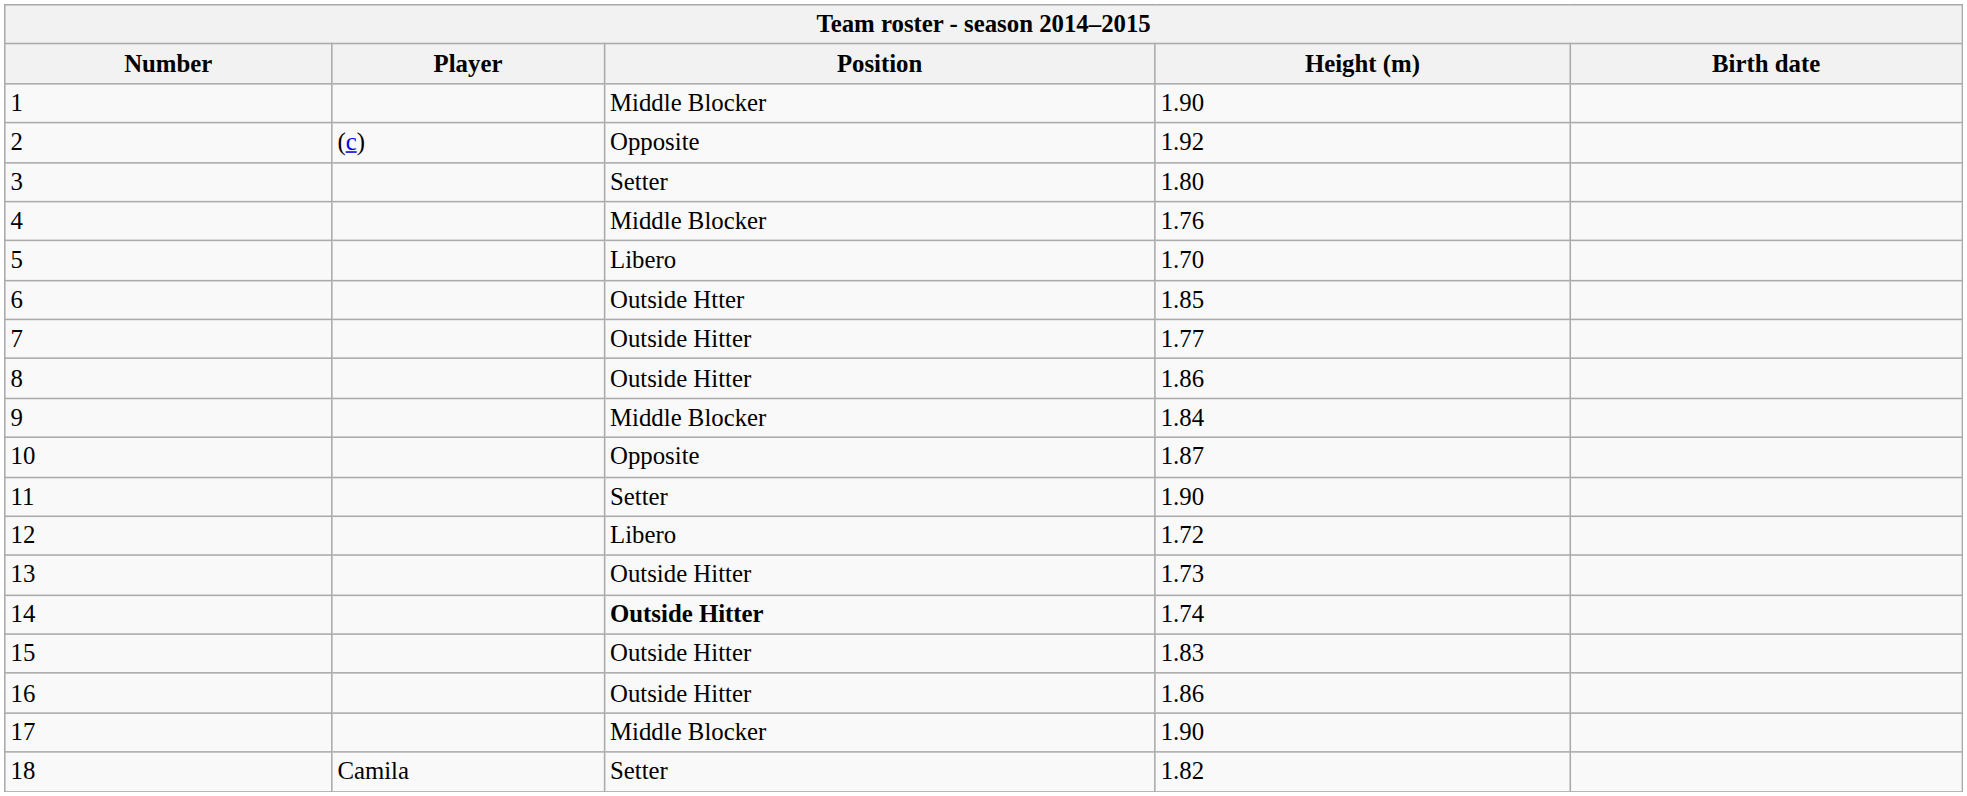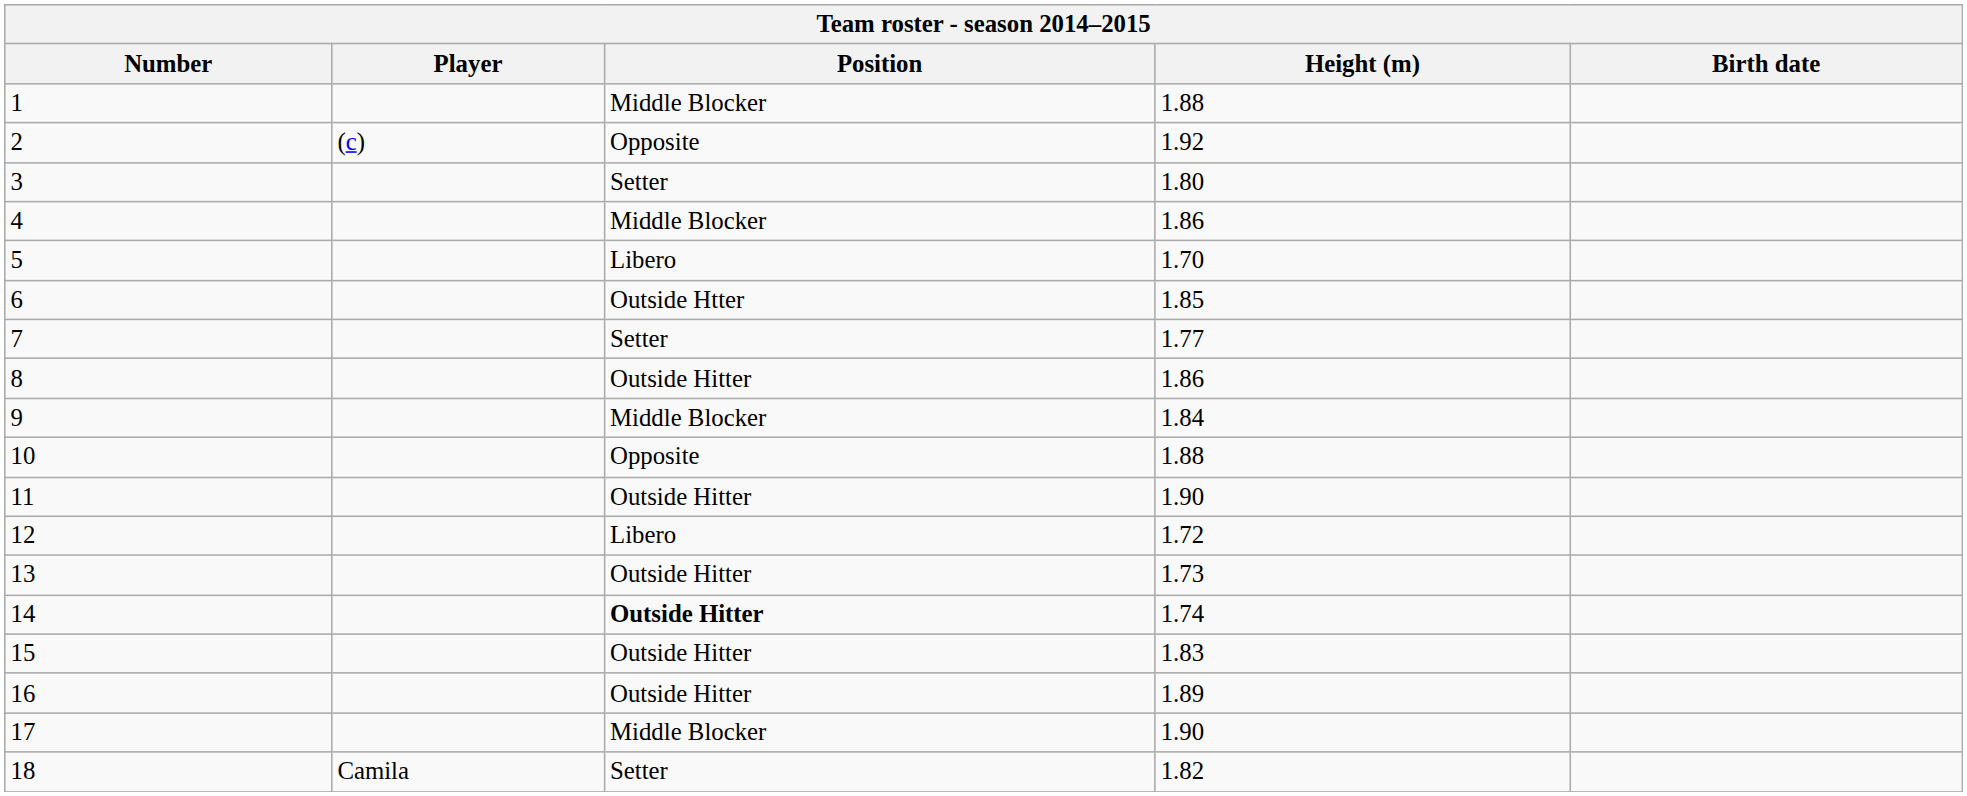(1182, 102) 1.90 -> (1182, 102) 1.88
(1182, 220) 1.76 -> (1182, 220) 1.86
(681, 338) Outside Hitter -> (639, 338) Setter
(1182, 456) 1.87 -> (1182, 456) 1.88
(639, 496) Setter -> (681, 496) Outside Hitter
(1182, 692) 1.86 -> (1182, 692) 1.89
